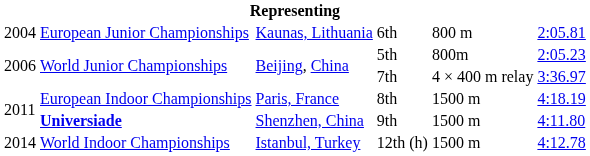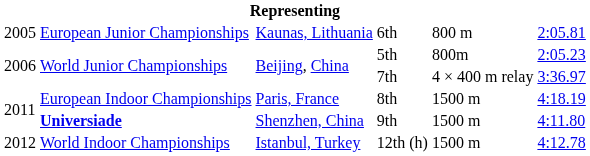(20, 32) 2004 -> (20, 32) 2005
(20, 142) 2014 -> (20, 142) 2012
